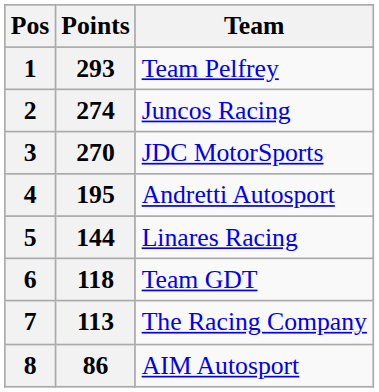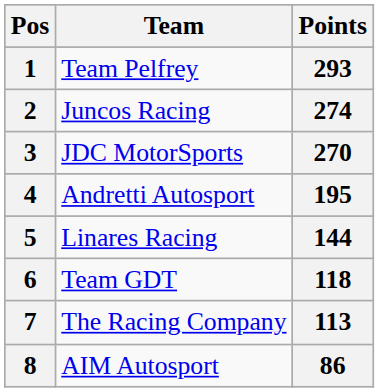columns swapped: (254, 25) <-> (95, 25)
